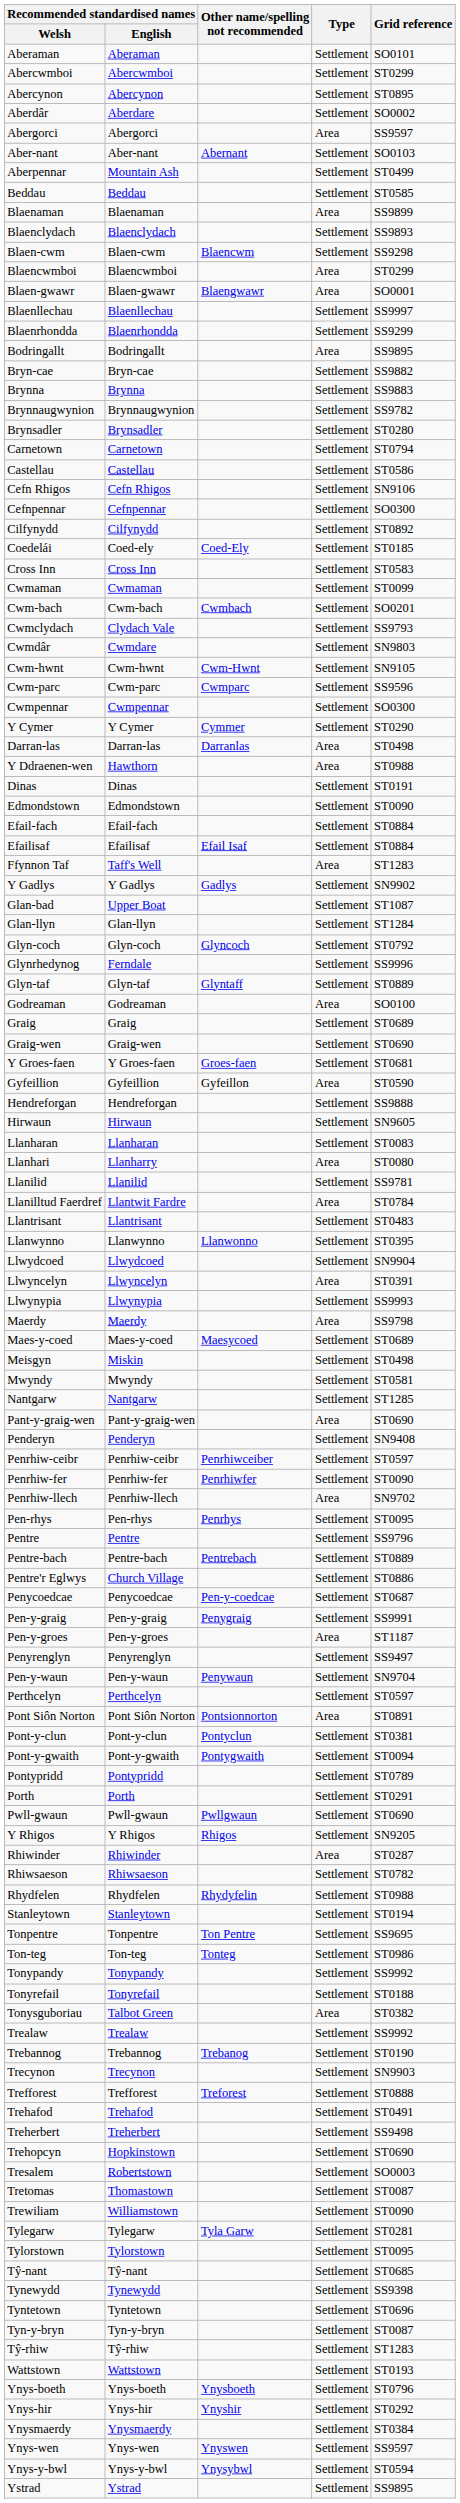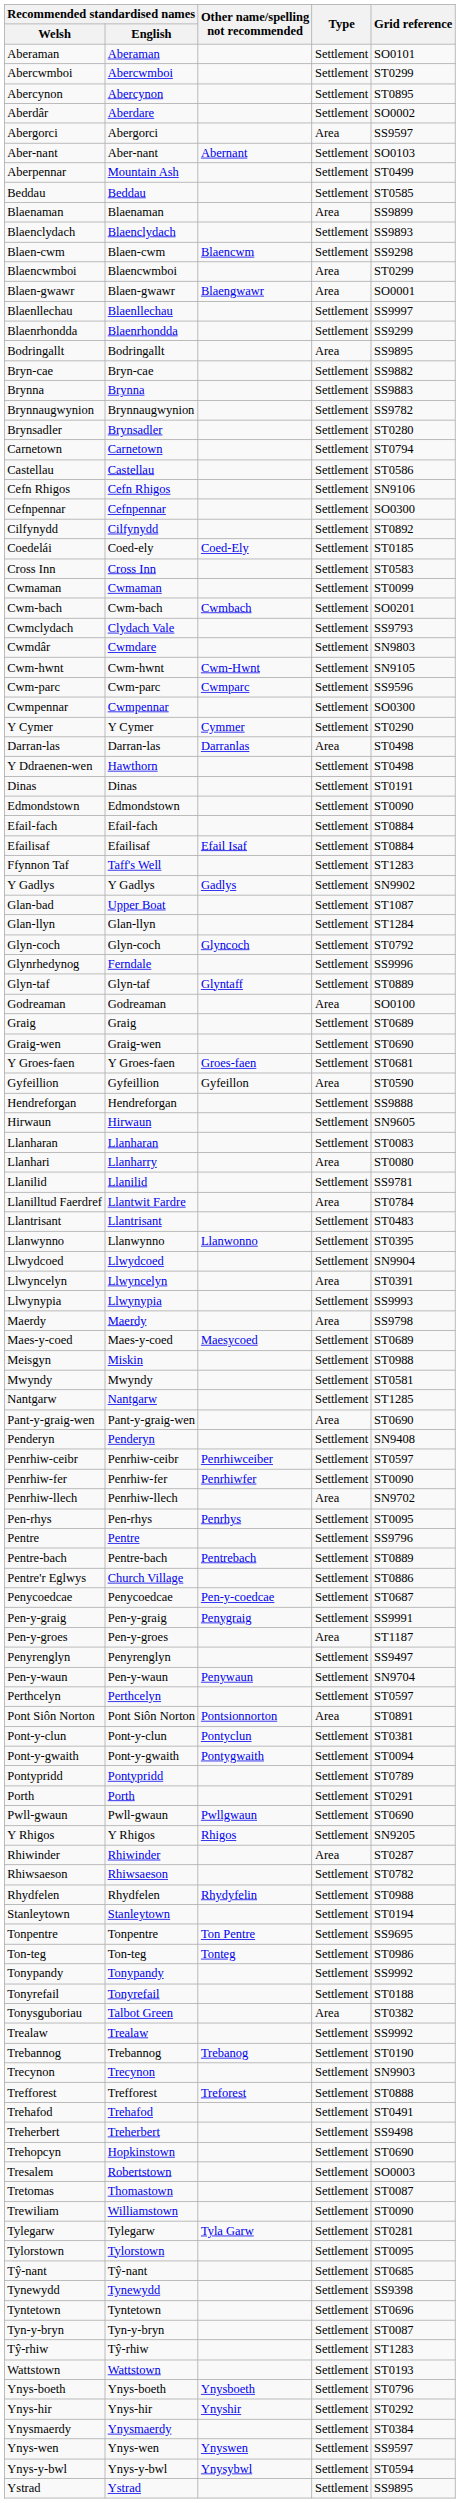(327, 766) Area -> (342, 766) Settlement
(394, 766) ST0988 -> (394, 766) ST0498
(327, 865) Area -> (342, 865) Settlement
(394, 1360) ST0498 -> (394, 1360) ST0988
